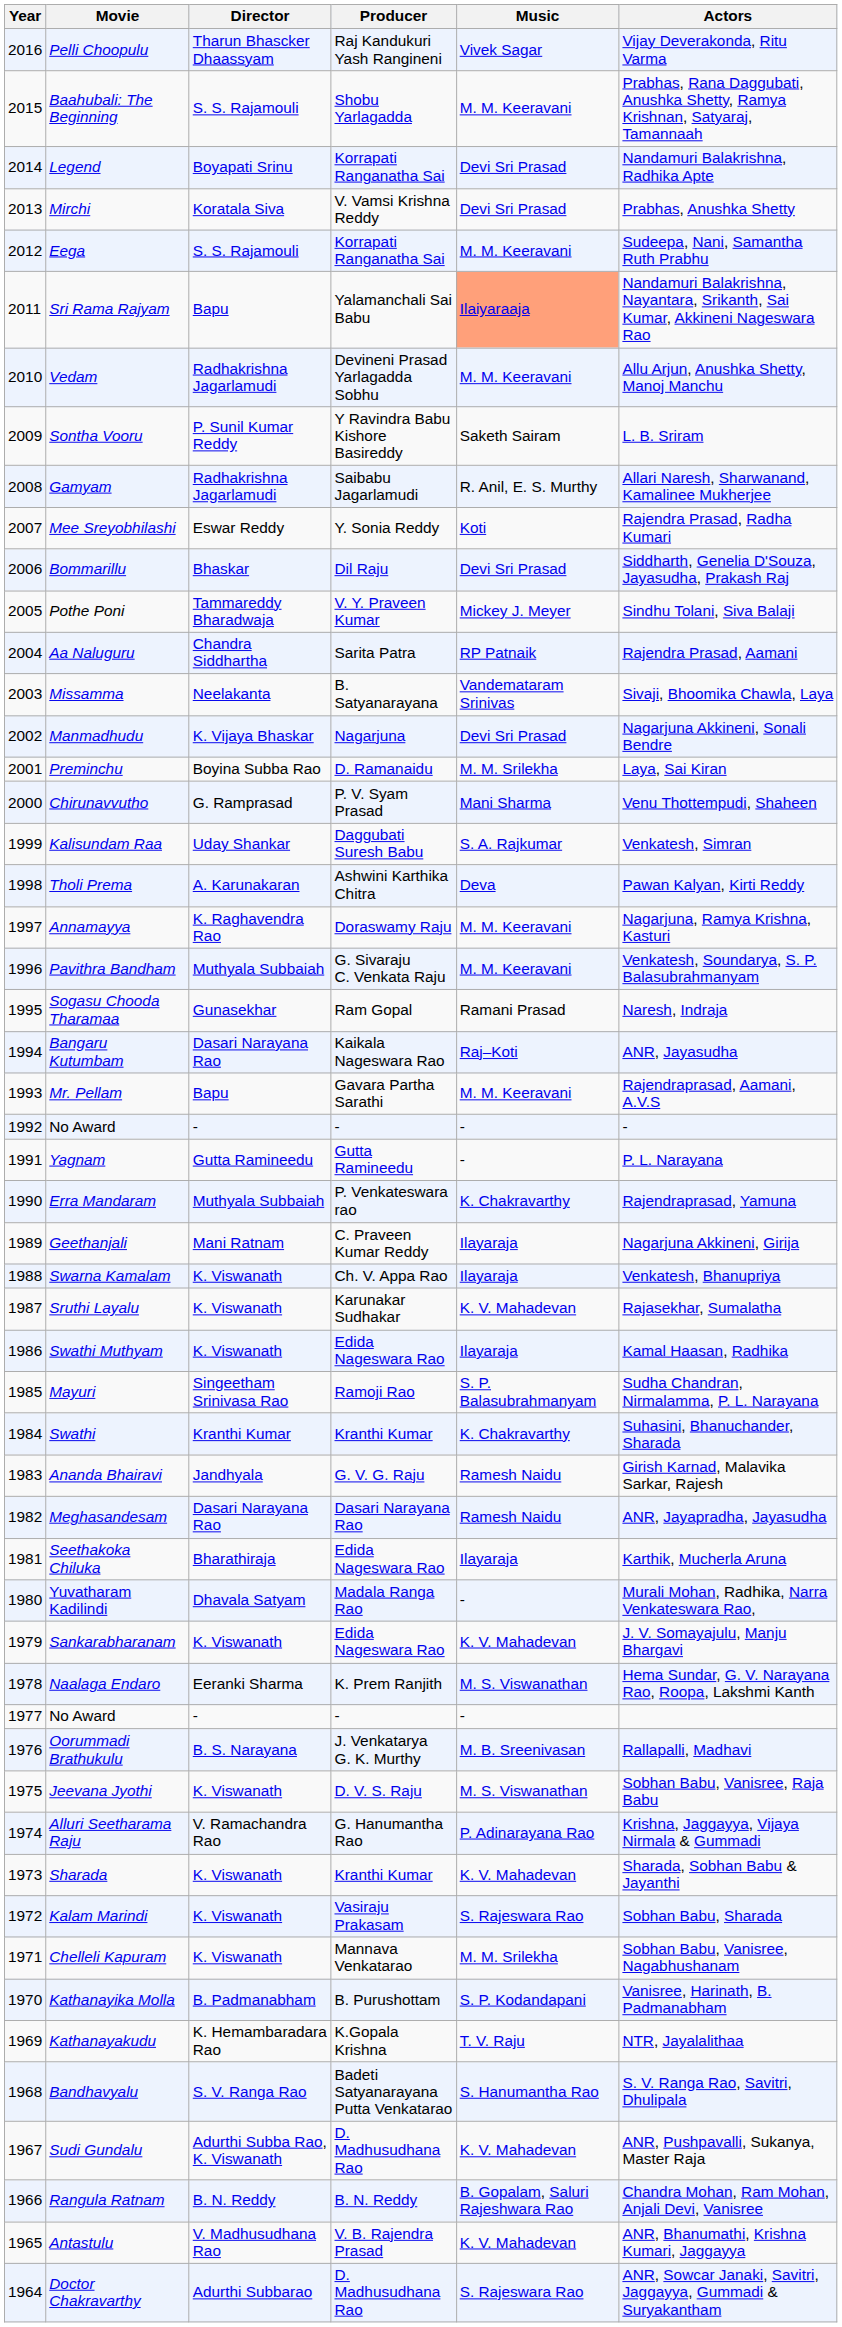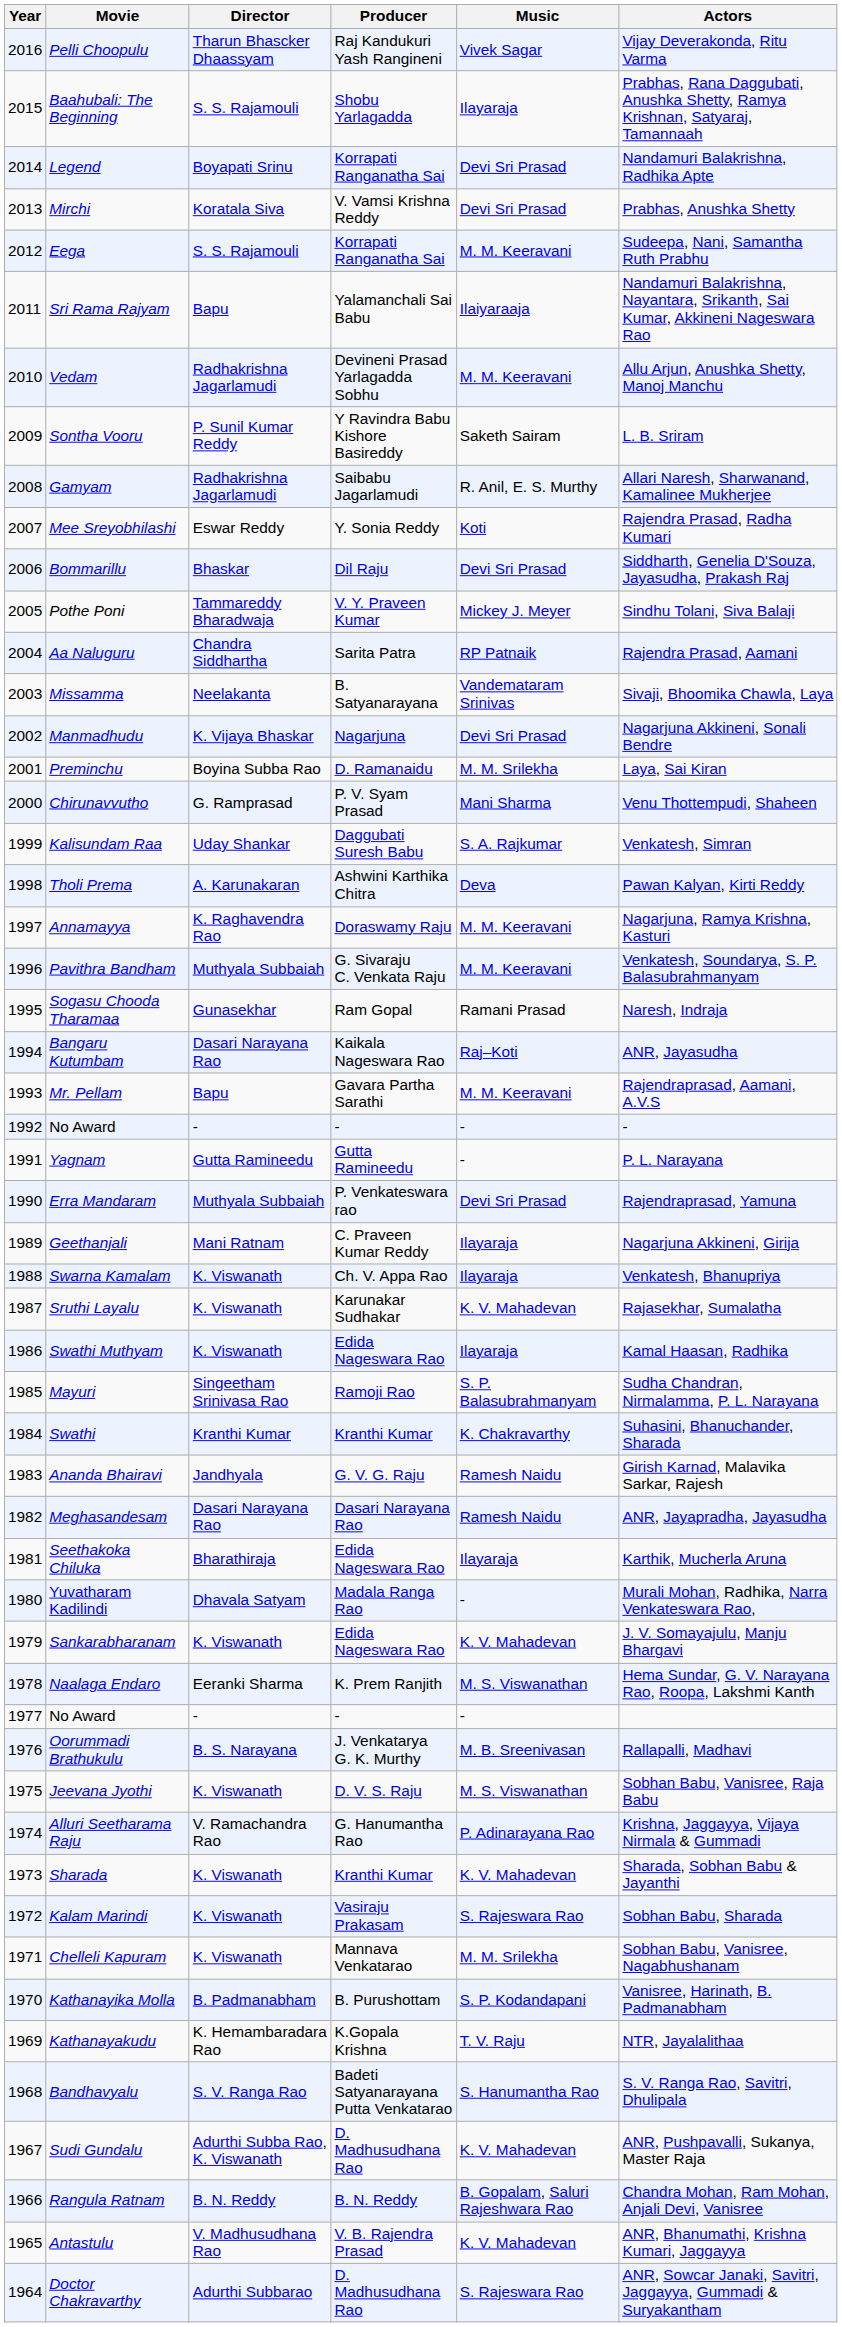(516, 108) M. M. Keeravani -> (489, 108) Ilayaraja
(495, 309) lightsalmon background -> (495, 309) no background
(515, 1201) K. Chakravarthy -> (513, 1201) Devi Sri Prasad
